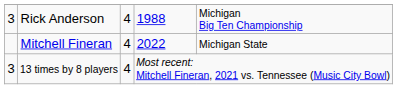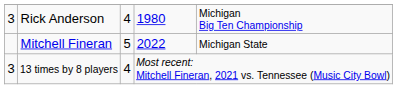(151, 19) 1988 -> (151, 19) 1980
(127, 44) 4 -> (127, 44) 5
